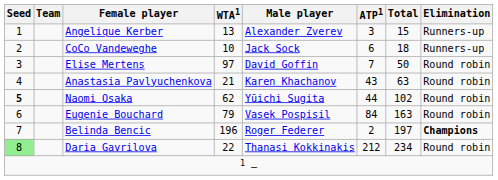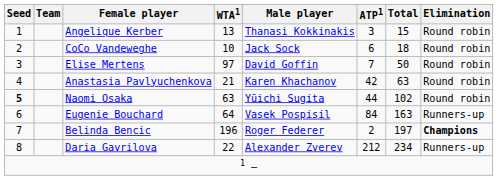(294, 32) Alexander Zverev -> (300, 32) Thanasi Kokkinakis
(454, 32) Runners-up -> (457, 32) Round robin
(454, 48) Runners-up -> (457, 48) Round robin
(371, 81) 43 -> (371, 81) 42
(228, 98) 62 -> (228, 98) 63
(228, 114) 79 -> (228, 114) 64
(457, 114) Round robin -> (454, 114) Runners-up
(19, 147) lightgreen background -> (19, 147) no background
(300, 147) Thanasi Kokkinakis -> (294, 147) Alexander Zverev
(457, 147) Round robin -> (454, 147) Runners-up
